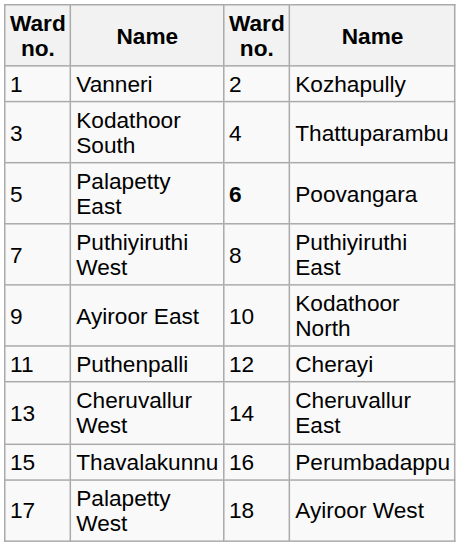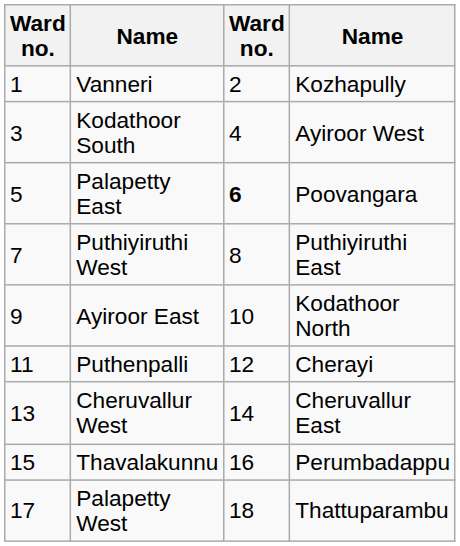(372, 133) Thattuparambu -> (360, 133) Ayiroor West
(360, 510) Ayiroor West -> (372, 510) Thattuparambu
